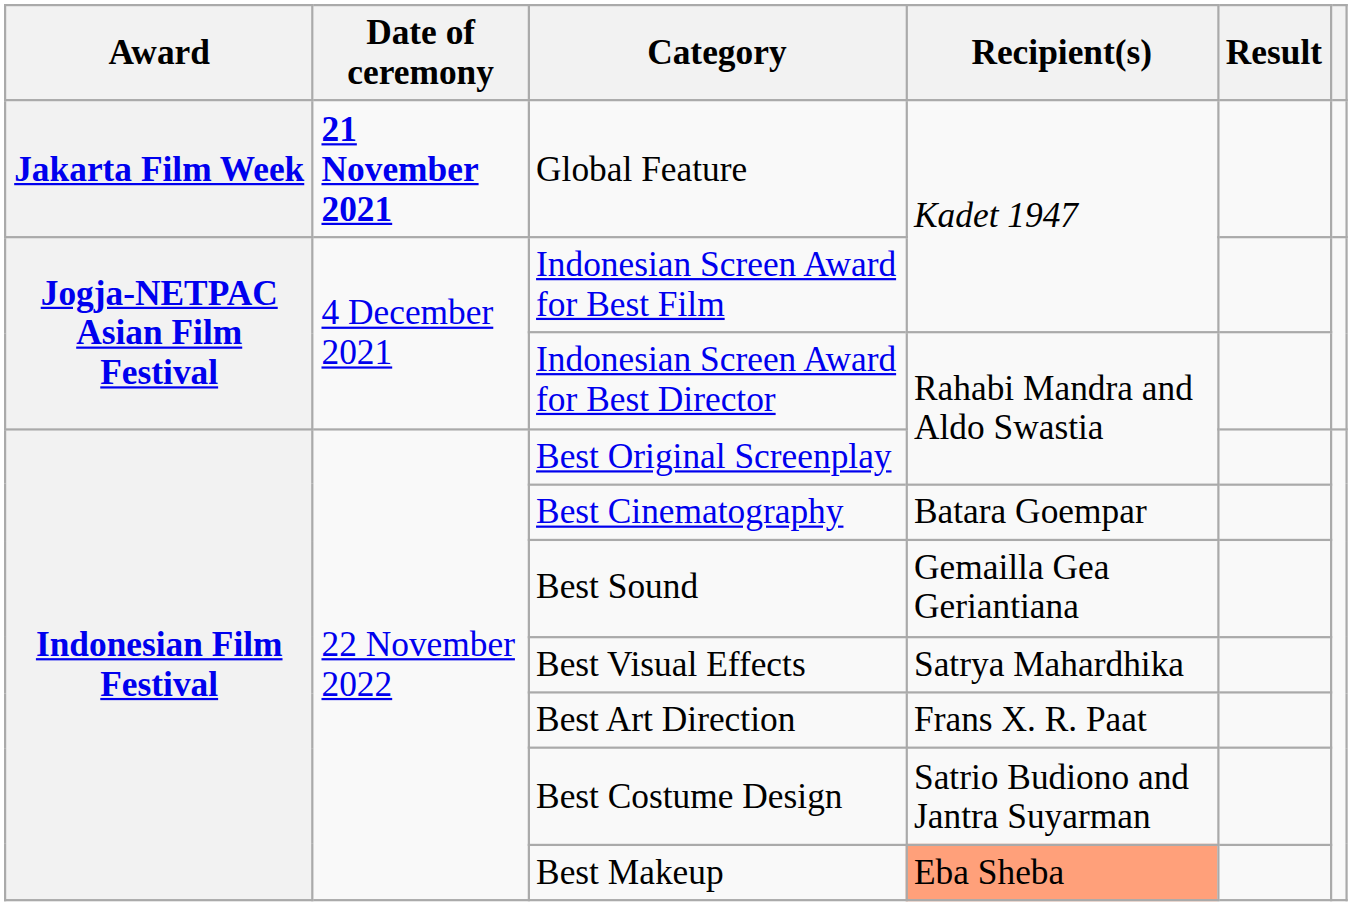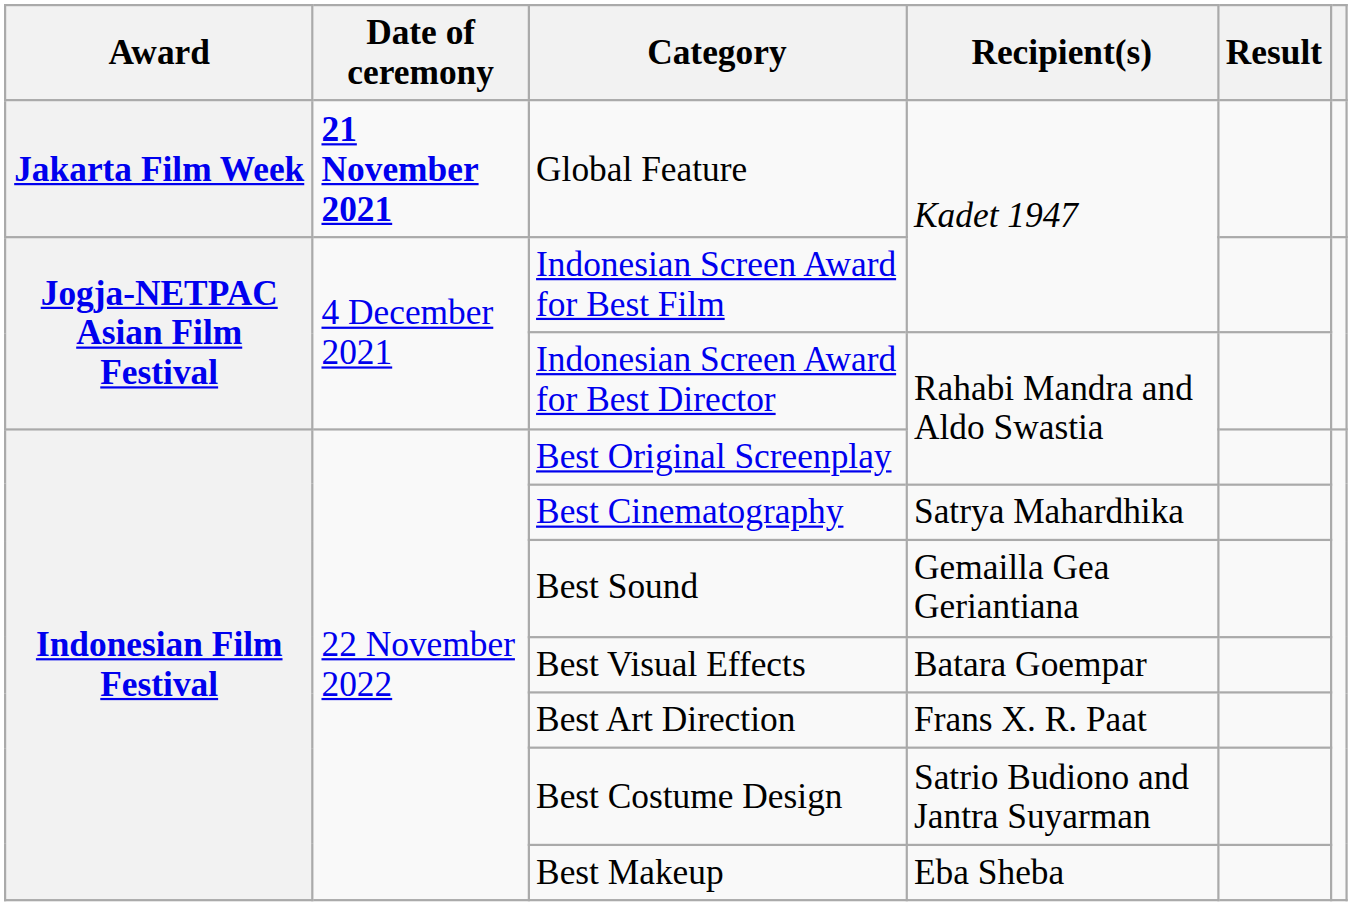(1030, 511) Batara Goempar -> (1049, 511) Satrya Mahardhika
(1049, 663) Satrya Mahardhika -> (1030, 663) Batara Goempar
(989, 871) lightsalmon background -> (989, 871) no background
